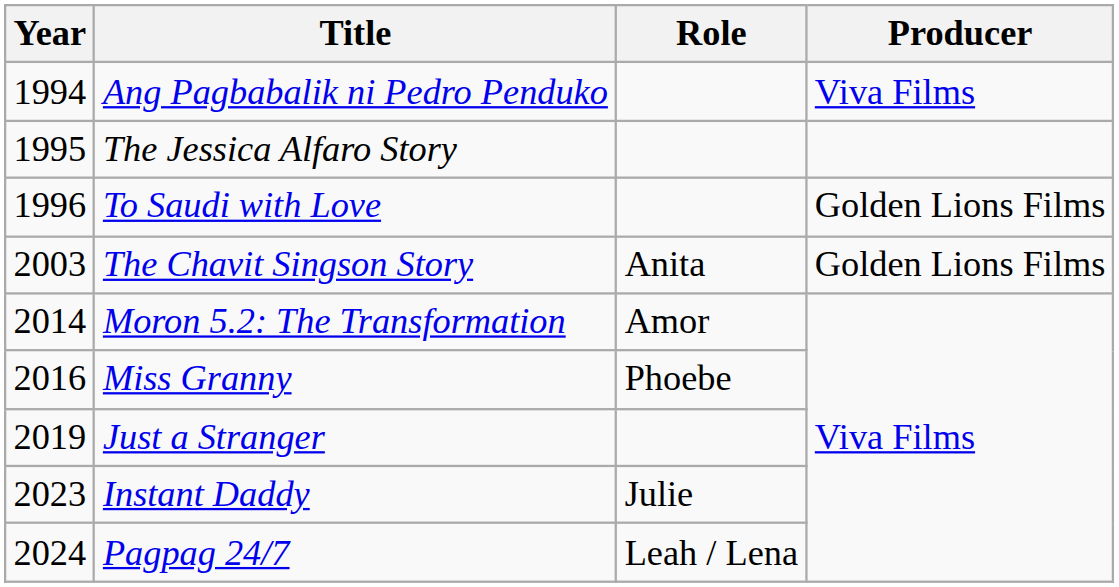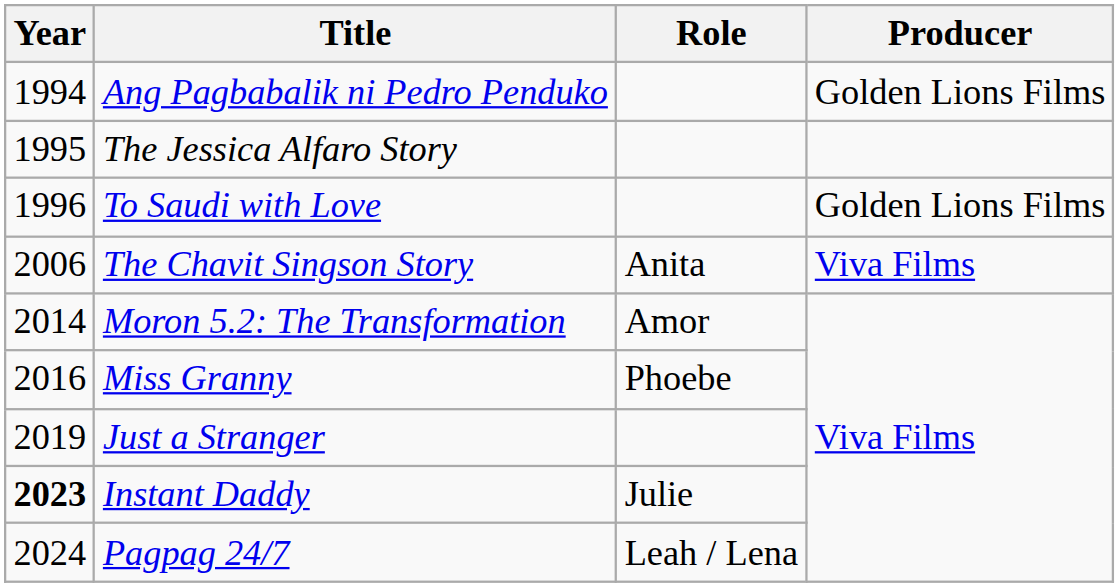(895, 90) Viva Films -> (960, 90) Golden Lions Films
(50, 263) 2003 -> (50, 263) 2006
(960, 263) Golden Lions Films -> (895, 263) Viva Films
(50, 494) normal -> (50, 494) bold
